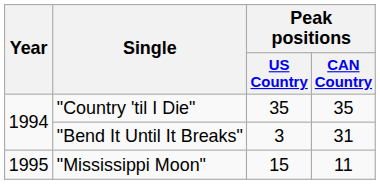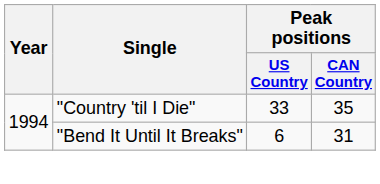(279, 107) 35 -> (279, 107) 33
(279, 136) 3 -> (279, 136) 6
- row: (131, 164)
